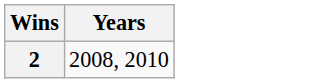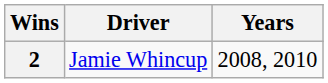+ column: (138, 22)
